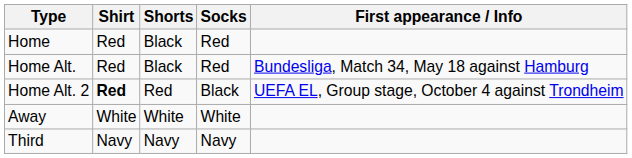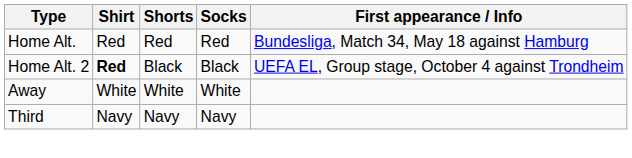- row: (29, 41)
(163, 66) Black -> (158, 41) Red
(158, 91) Red -> (163, 66) Black
